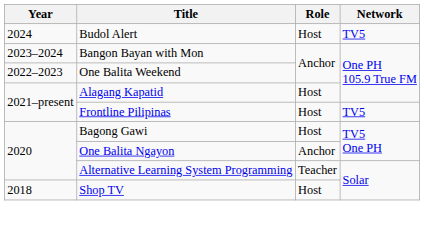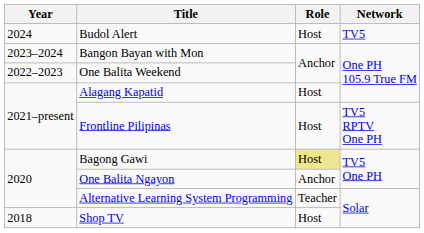(354, 111) TV5 -> (362, 125) TV5 RPTV One PH
(310, 131) no background -> (310, 159) khaki background
